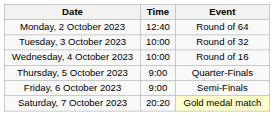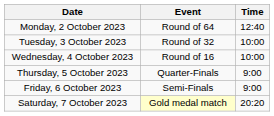columns swapped: (158, 12) <-> (222, 12)
